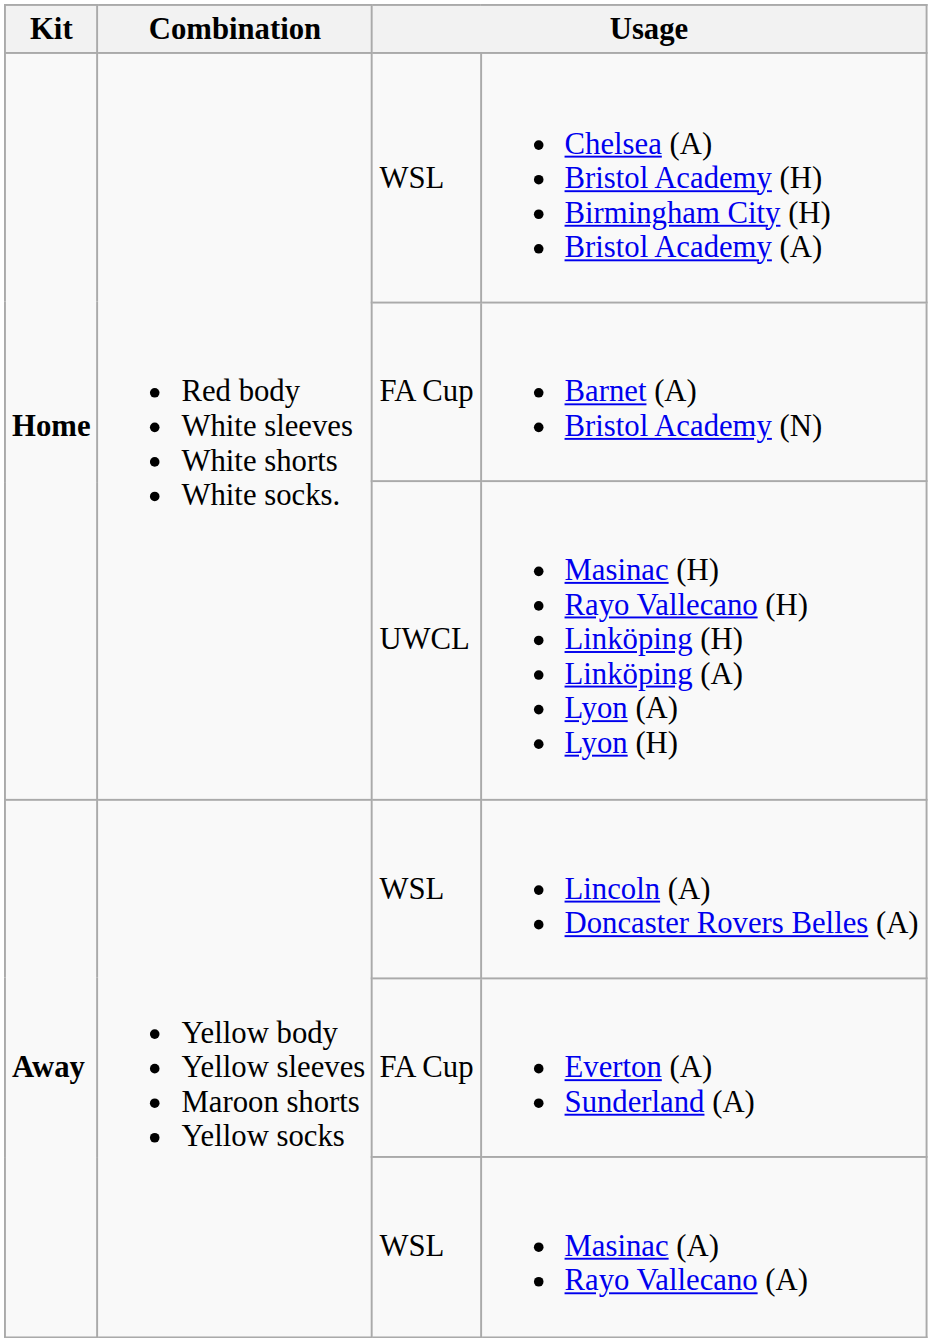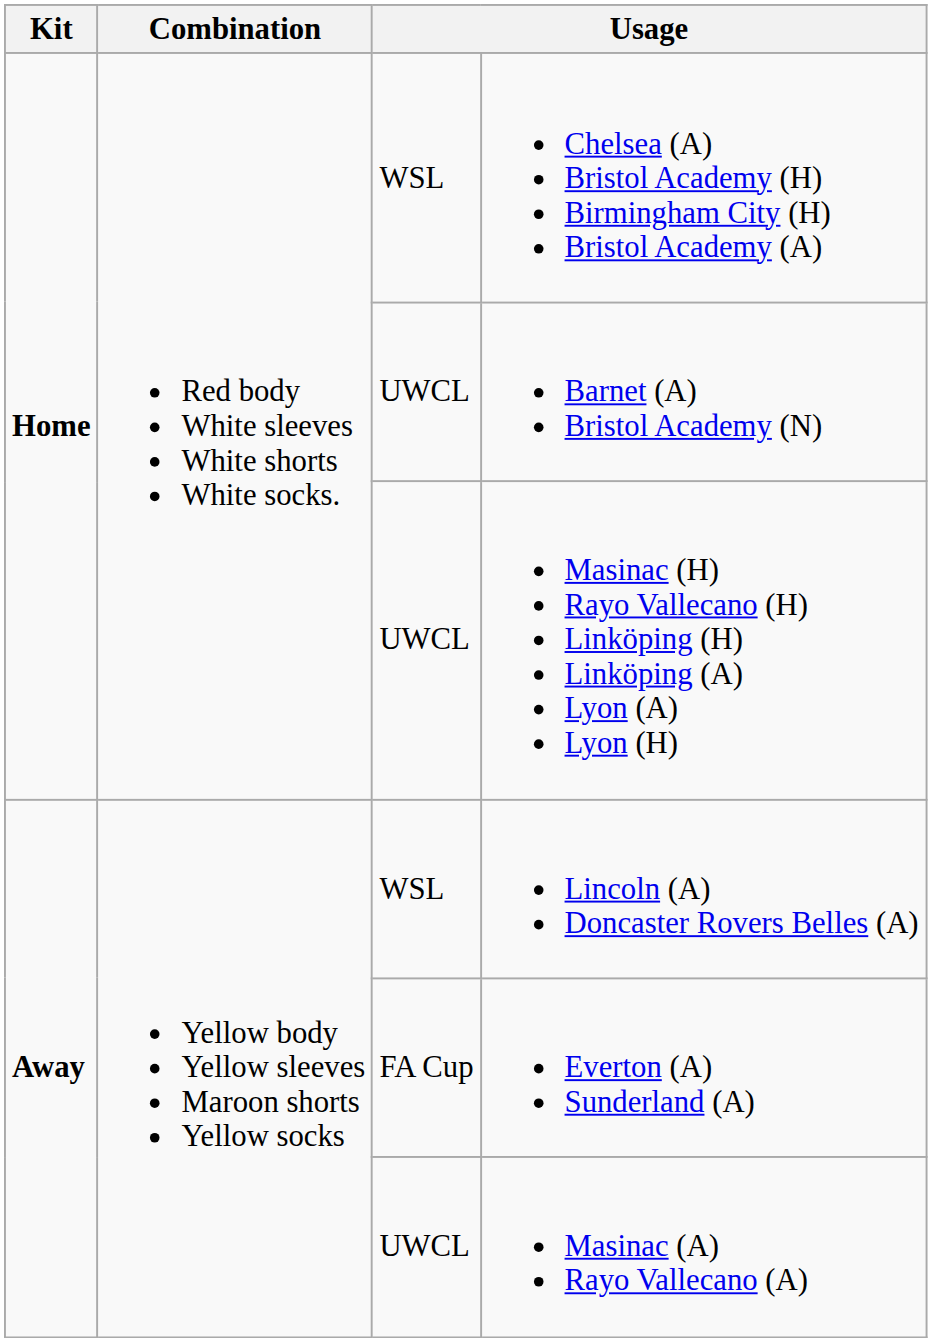(426, 391) FA Cup -> (425, 391) UWCL
(412, 1246) WSL -> (425, 1246) UWCL
